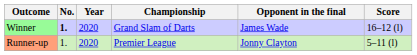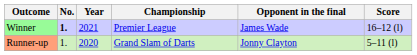(88, 27) 2020 -> (88, 27) 2021
(154, 27) Grand Slam of Darts -> (145, 27) Premier League
(145, 43) Premier League -> (154, 43) Grand Slam of Darts
